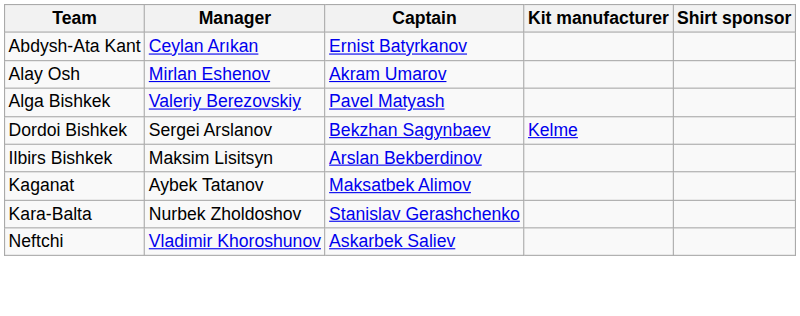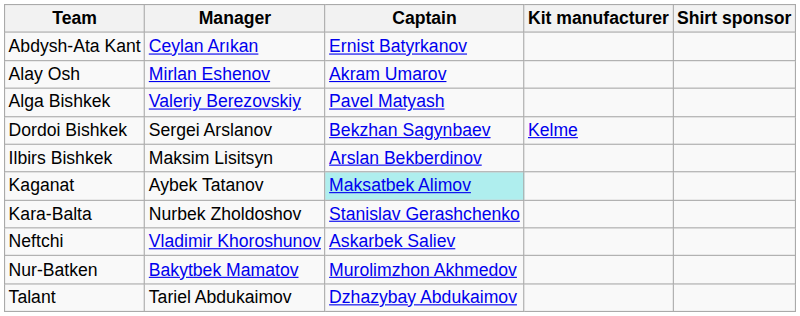(400, 185) no background -> (400, 185) paleturquoise background
+ row: (53, 269)
+ row: (32, 297)
